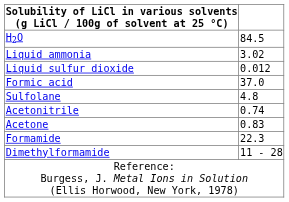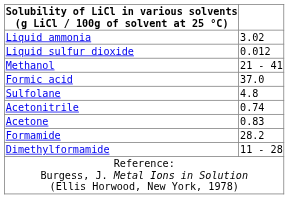- row: (14, 39)
+ row: (30, 65)
(252, 138) 22.3 -> (252, 135) 28.2
